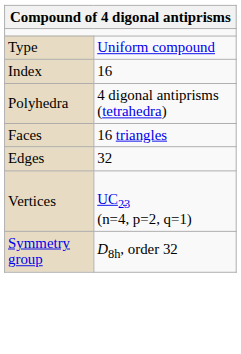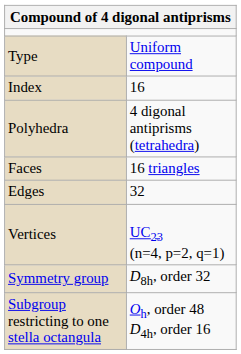+ row: (58, 321)
